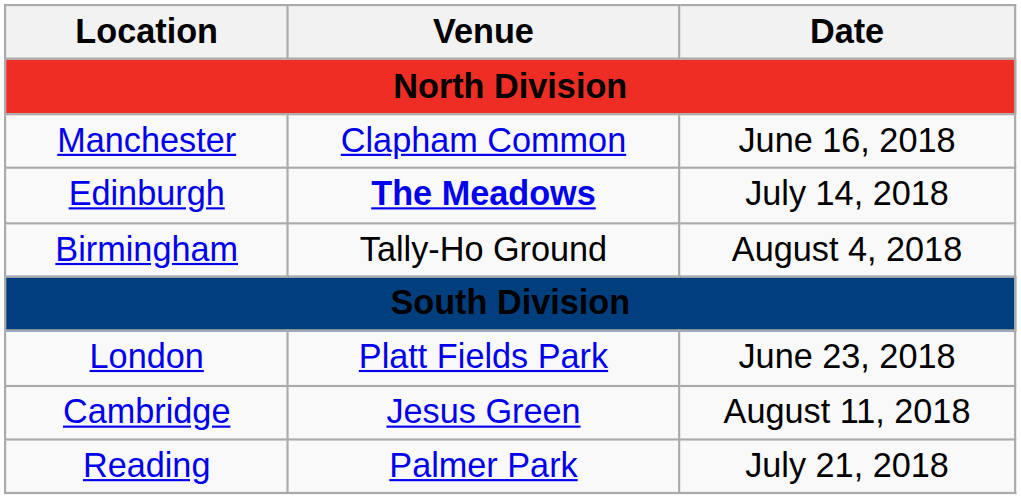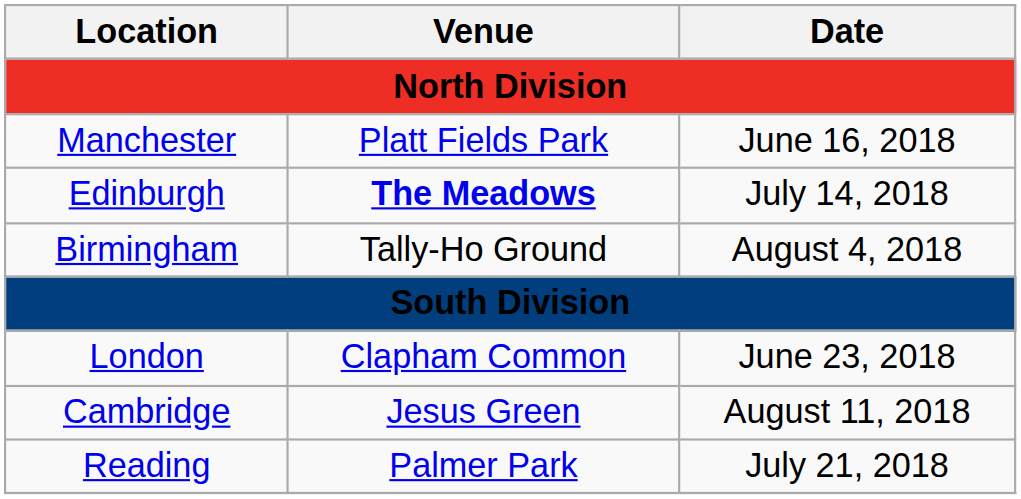(483, 140) Clapham Common -> (483, 140) Platt Fields Park
(483, 357) Platt Fields Park -> (483, 357) Clapham Common
